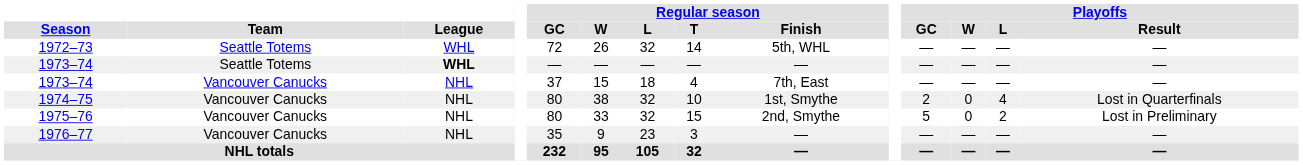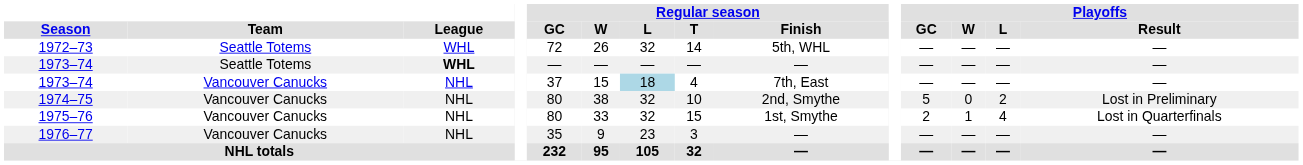(647, 82) no background -> (647, 82) lightblue background
(801, 99) 1st, Smythe -> (801, 99) 2nd, Smythe
(926, 99) 2 -> (926, 99) 5
(1003, 99) 4 -> (1003, 99) 2
(1159, 99) Lost in Quarterfinals -> (1159, 99) Lost in Preliminary
(801, 117) 2nd, Smythe -> (801, 117) 1st, Smythe
(926, 117) 5 -> (926, 117) 2
(968, 117) 0 -> (968, 117) 1
(1003, 117) 2 -> (1003, 117) 4
(1159, 117) Lost in Preliminary -> (1159, 117) Lost in Quarterfinals
